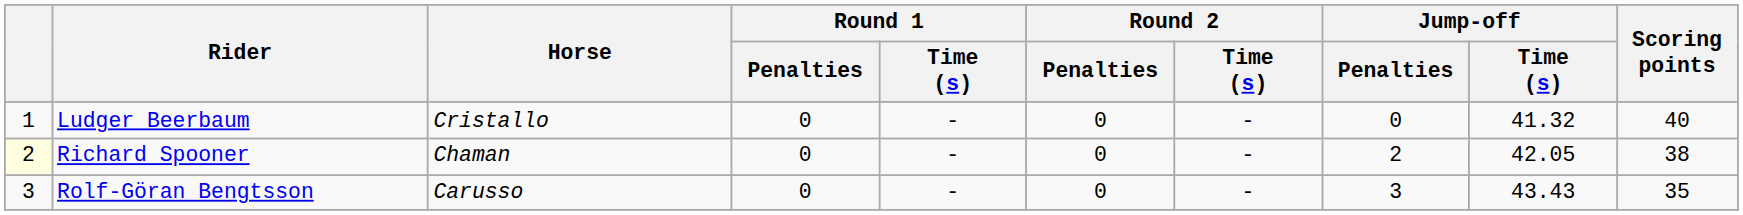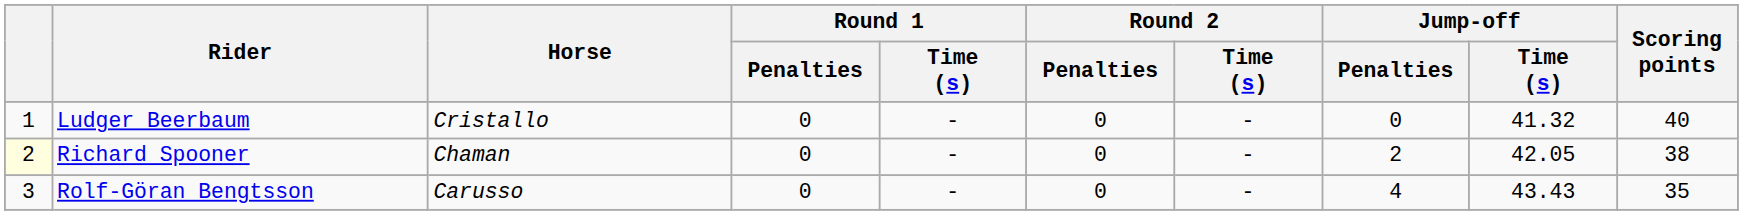(1396, 192) 3 -> (1396, 192) 4
